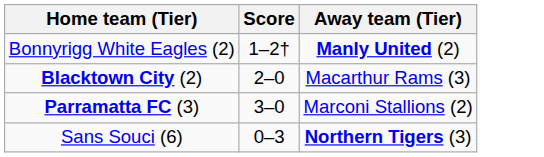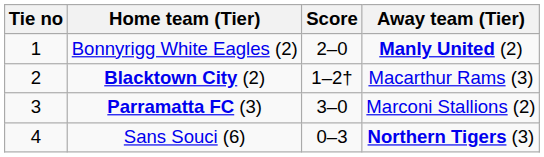+ column: (36, 19)
(269, 48) 1–2† -> (332, 48) 2–0
(269, 78) 2–0 -> (332, 78) 1–2†
